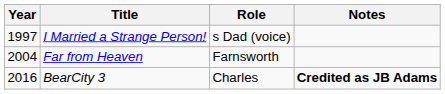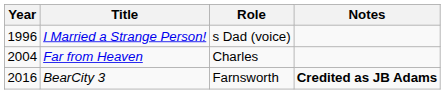(22, 36) 1997 -> (22, 36) 1996
(246, 57) Farnsworth -> (235, 57) Charles
(235, 78) Charles -> (246, 78) Farnsworth
